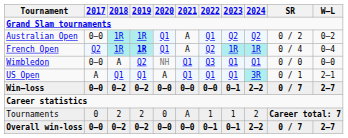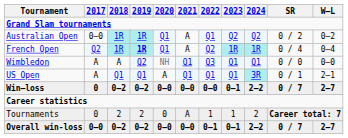(96, 62) 0–0 -> (96, 62) A
(96, 88) 0–0 -> (96, 88) 0
